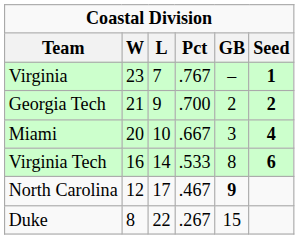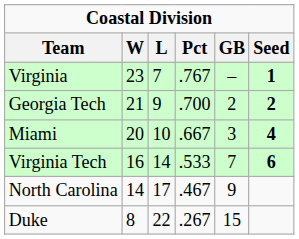(232, 162) 8 -> (232, 162) 7
(135, 190) 12 -> (135, 190) 14
(232, 190) bold -> (232, 190) normal
